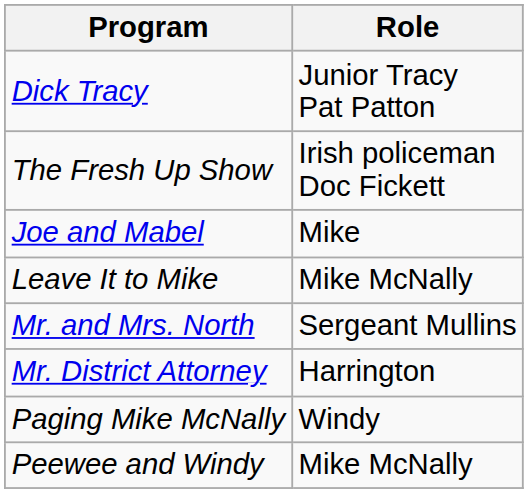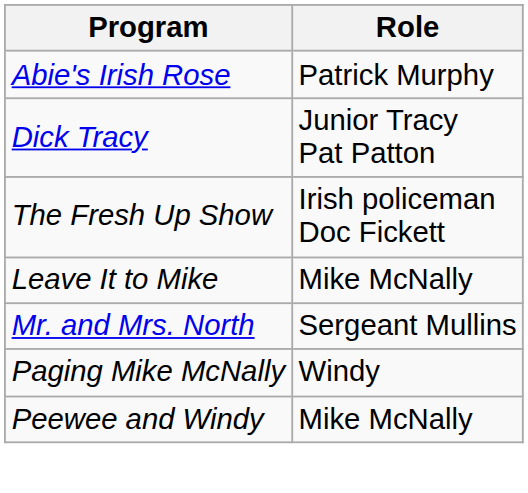+ row: (121, 74)
- row: (108, 232)
- row: (139, 372)
